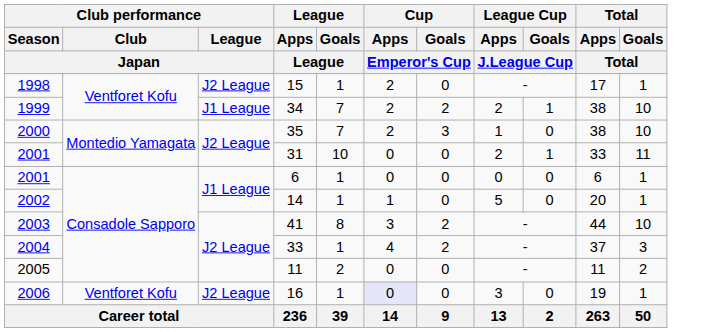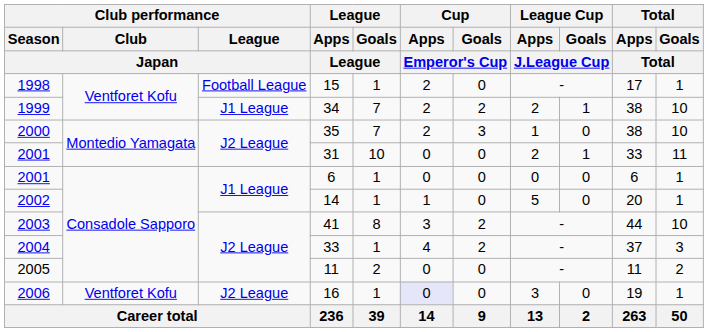(236, 85) J2 League -> (254, 85) Football League
